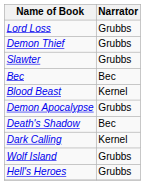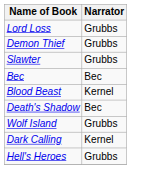- row: (50, 108)
rows swapped: (32, 156) <-> (34, 140)
